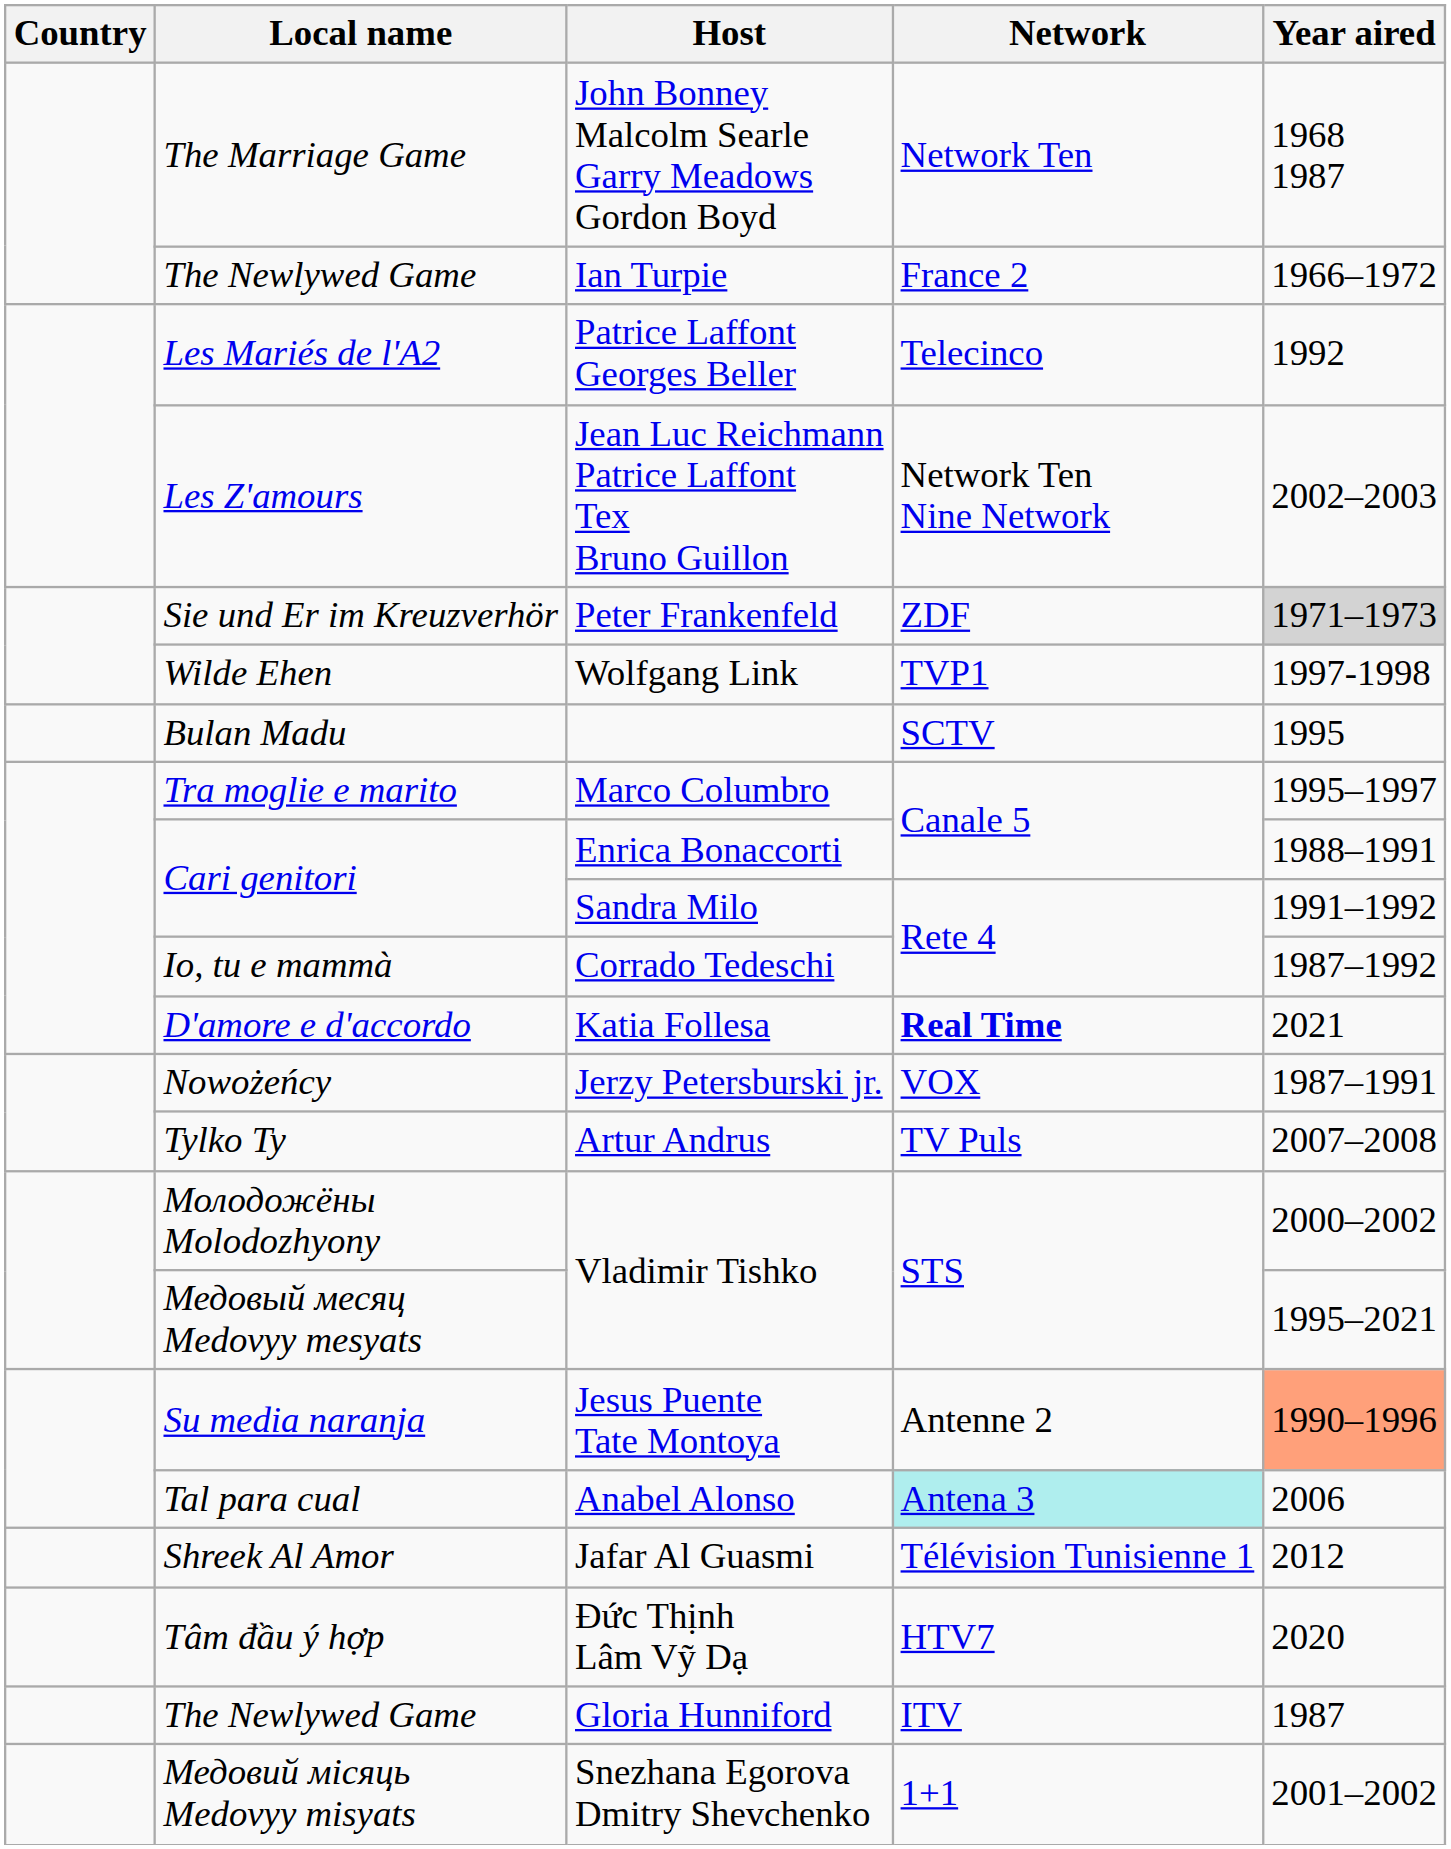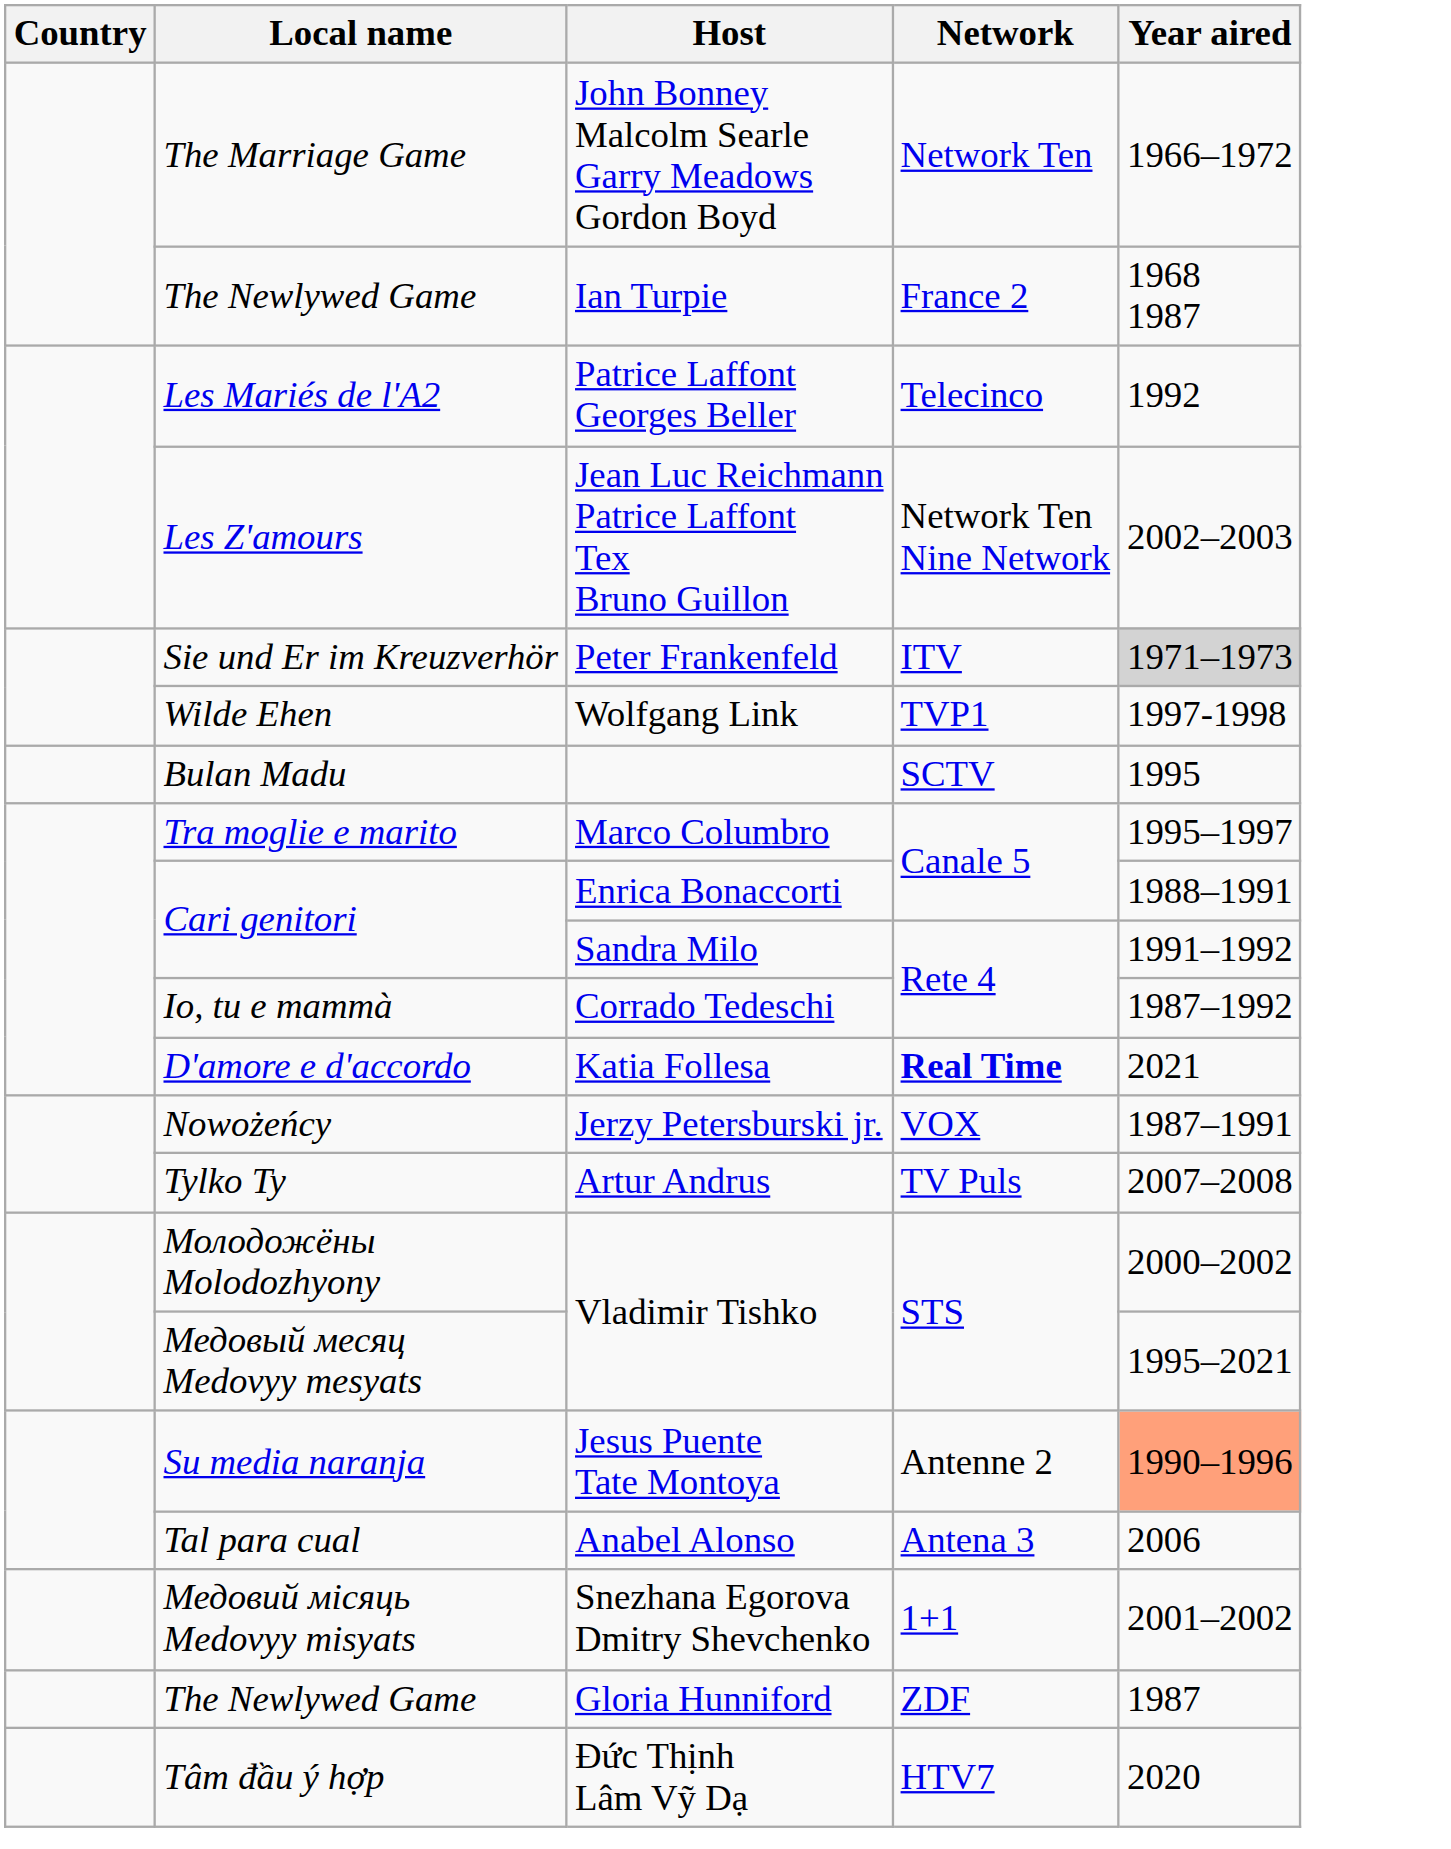(1308, 154) 1968 1987 -> (1210, 154) 1966–1972
(1354, 274) 1966–1972 -> (1164, 295) 1968 1987
(935, 615) ZDF -> (931, 656) ITV
(968, 1498) paleturquoise background -> (968, 1539) no background
- row: (279, 1556)
rows swapped: (290, 1793) <-> (274, 1635)
(931, 1714) ITV -> (935, 1697) ZDF
